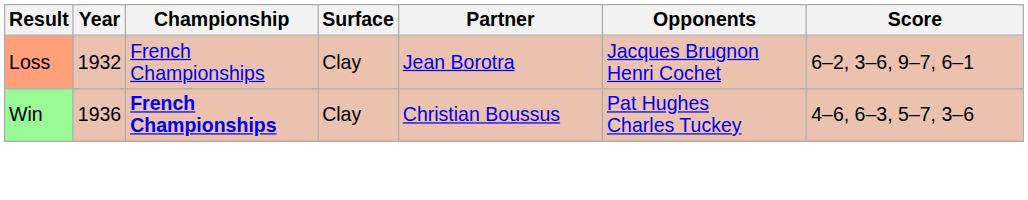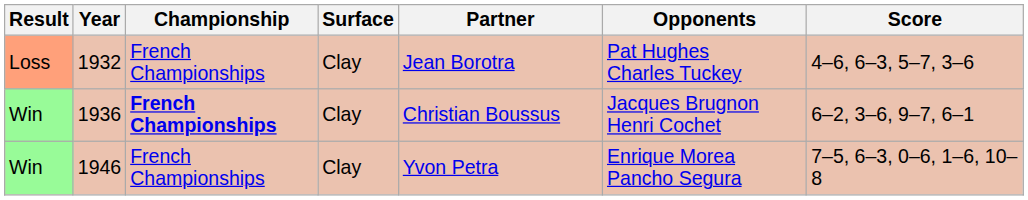(683, 61) Jacques Brugnon Henri Cochet -> (674, 61) Pat Hughes Charles Tuckey
(893, 61) 6–2, 3–6, 9–7, 6–1 -> (893, 61) 4–6, 6–3, 5–7, 3–6
(674, 114) Pat Hughes Charles Tuckey -> (683, 114) Jacques Brugnon Henri Cochet
(893, 114) 4–6, 6–3, 5–7, 3–6 -> (893, 114) 6–2, 3–6, 9–7, 6–1
+ row: (99, 167)
